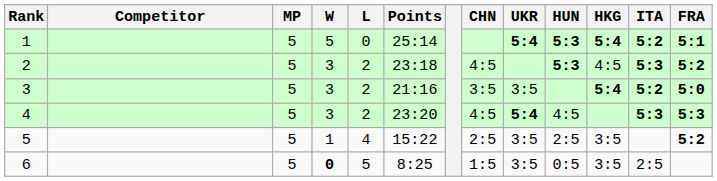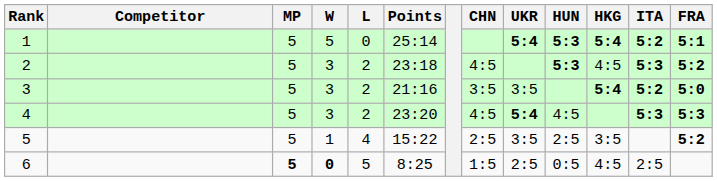(292, 164) normal -> (292, 164) bold
(524, 164) 3:5 -> (524, 164) 2:5
(608, 164) 3:5 -> (608, 164) 4:5
